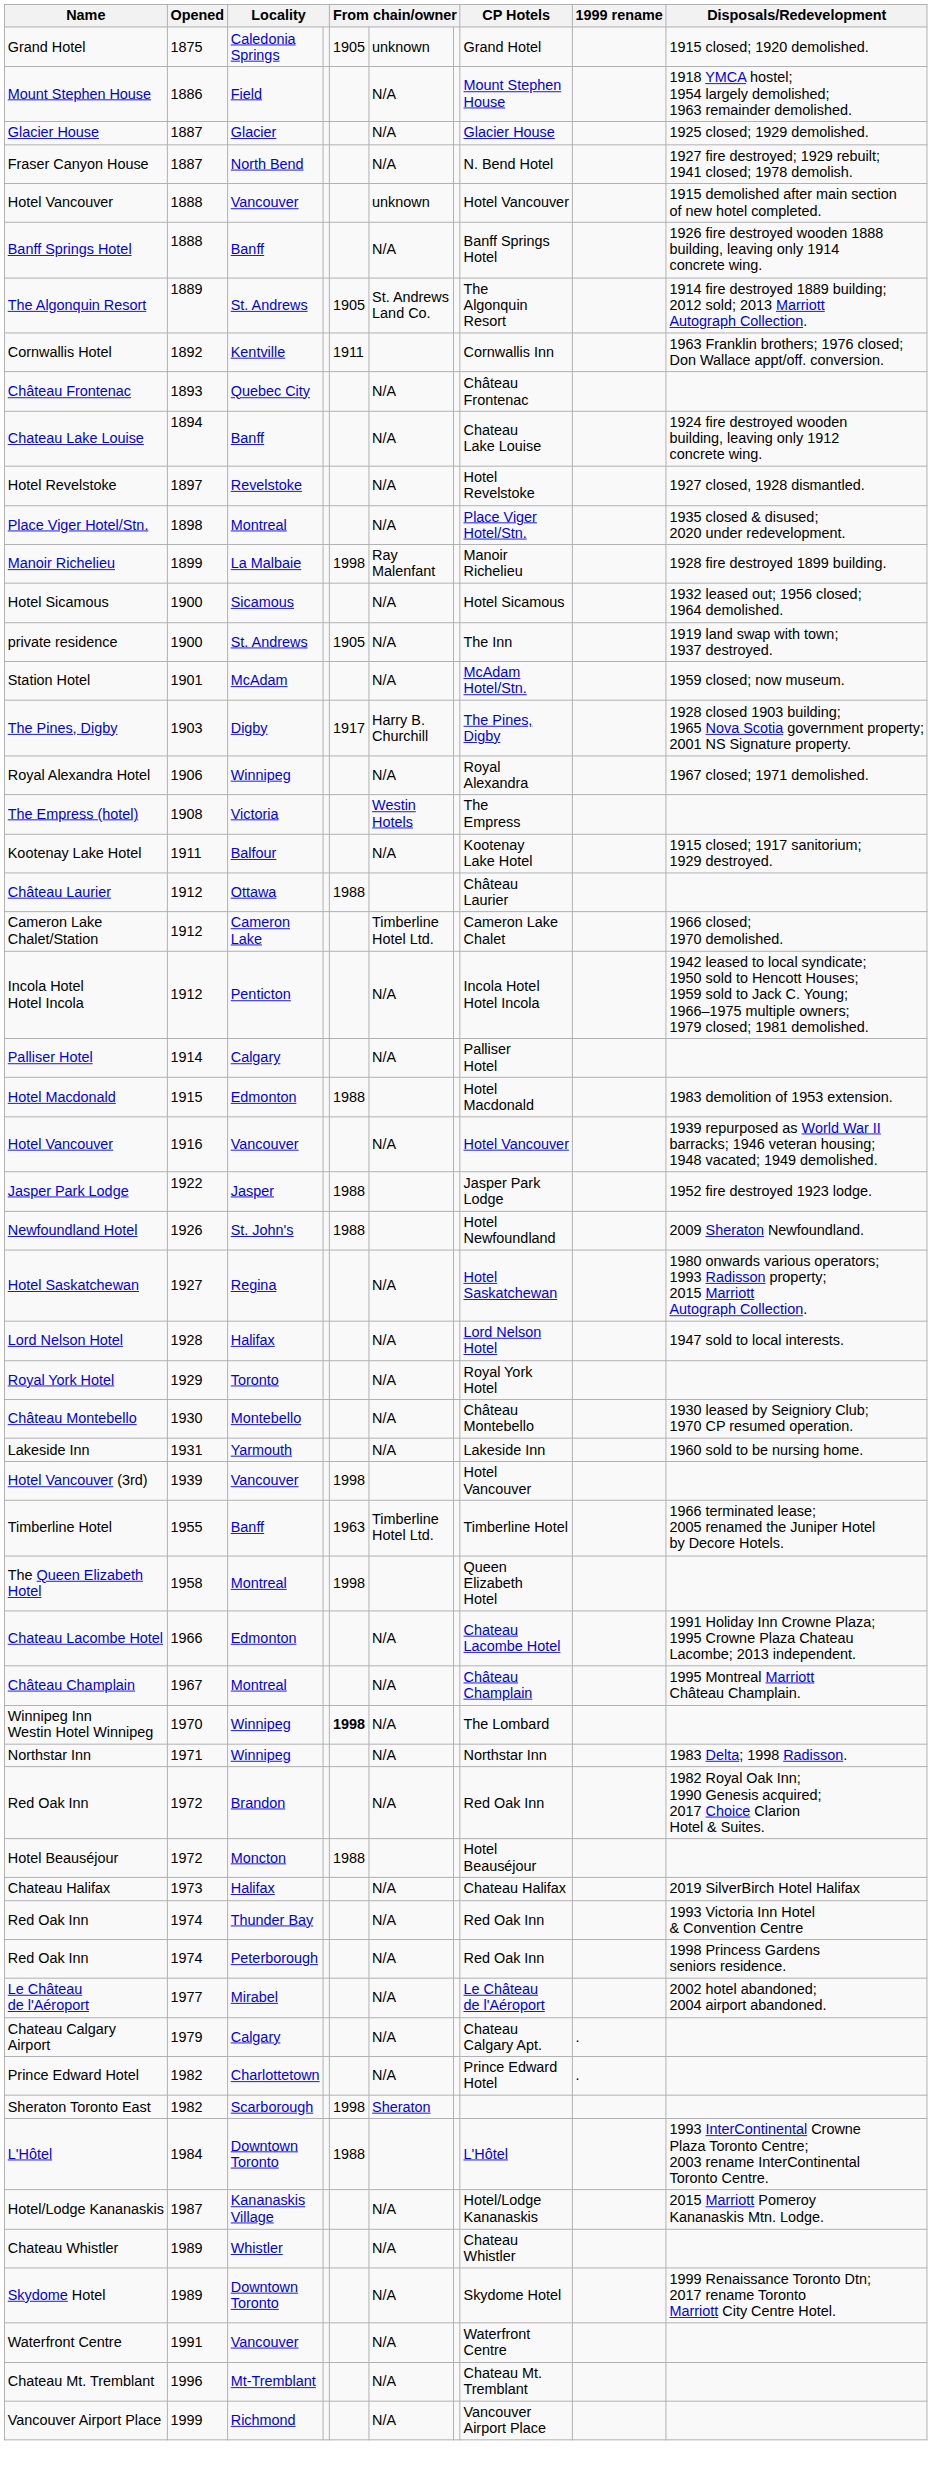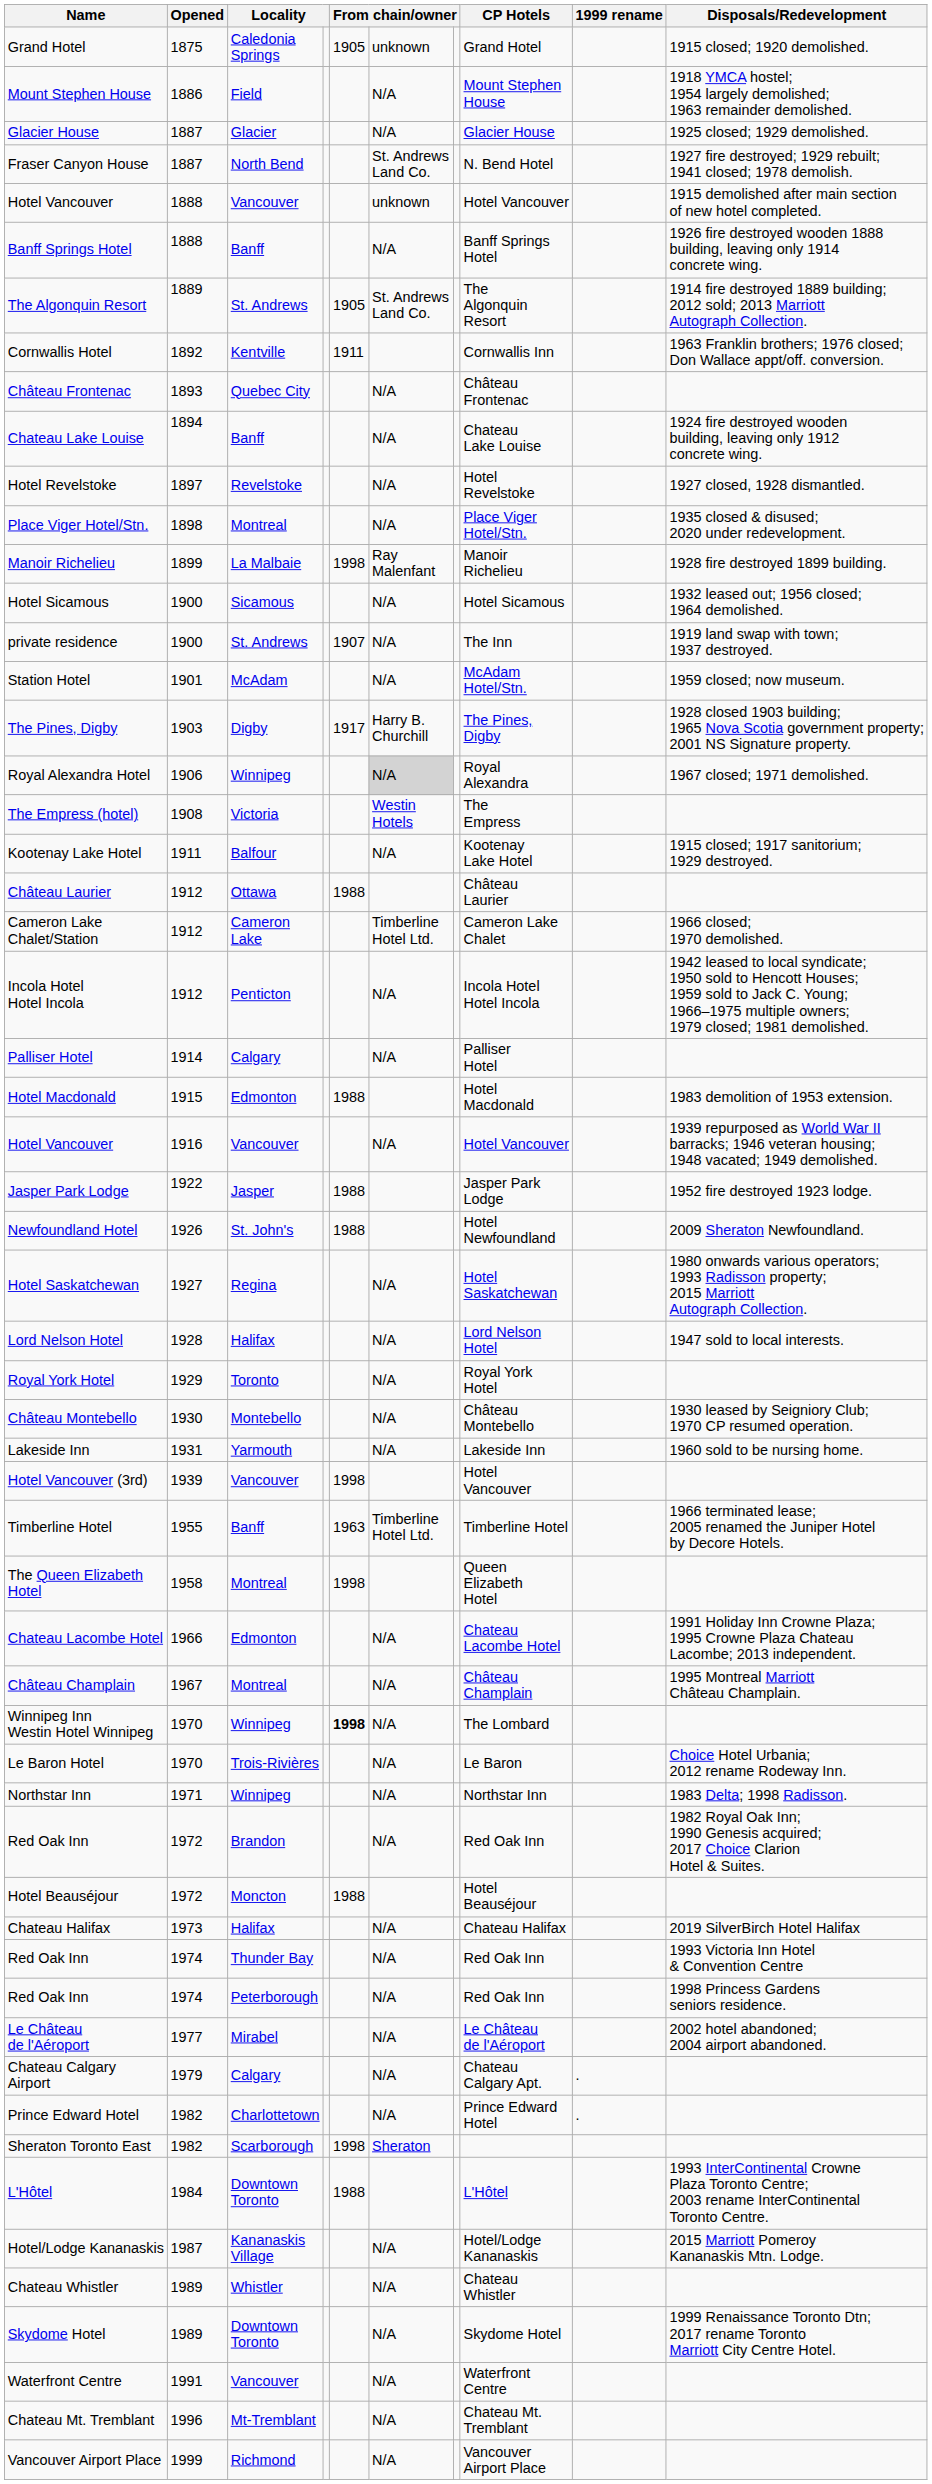(384, 163) N/A -> (411, 163) St. Andrews Land Co.
(349, 641) 1905 -> (349, 641) 1907
(384, 775) no background -> (384, 775) lightgrey background
+ row: (56, 1763)
